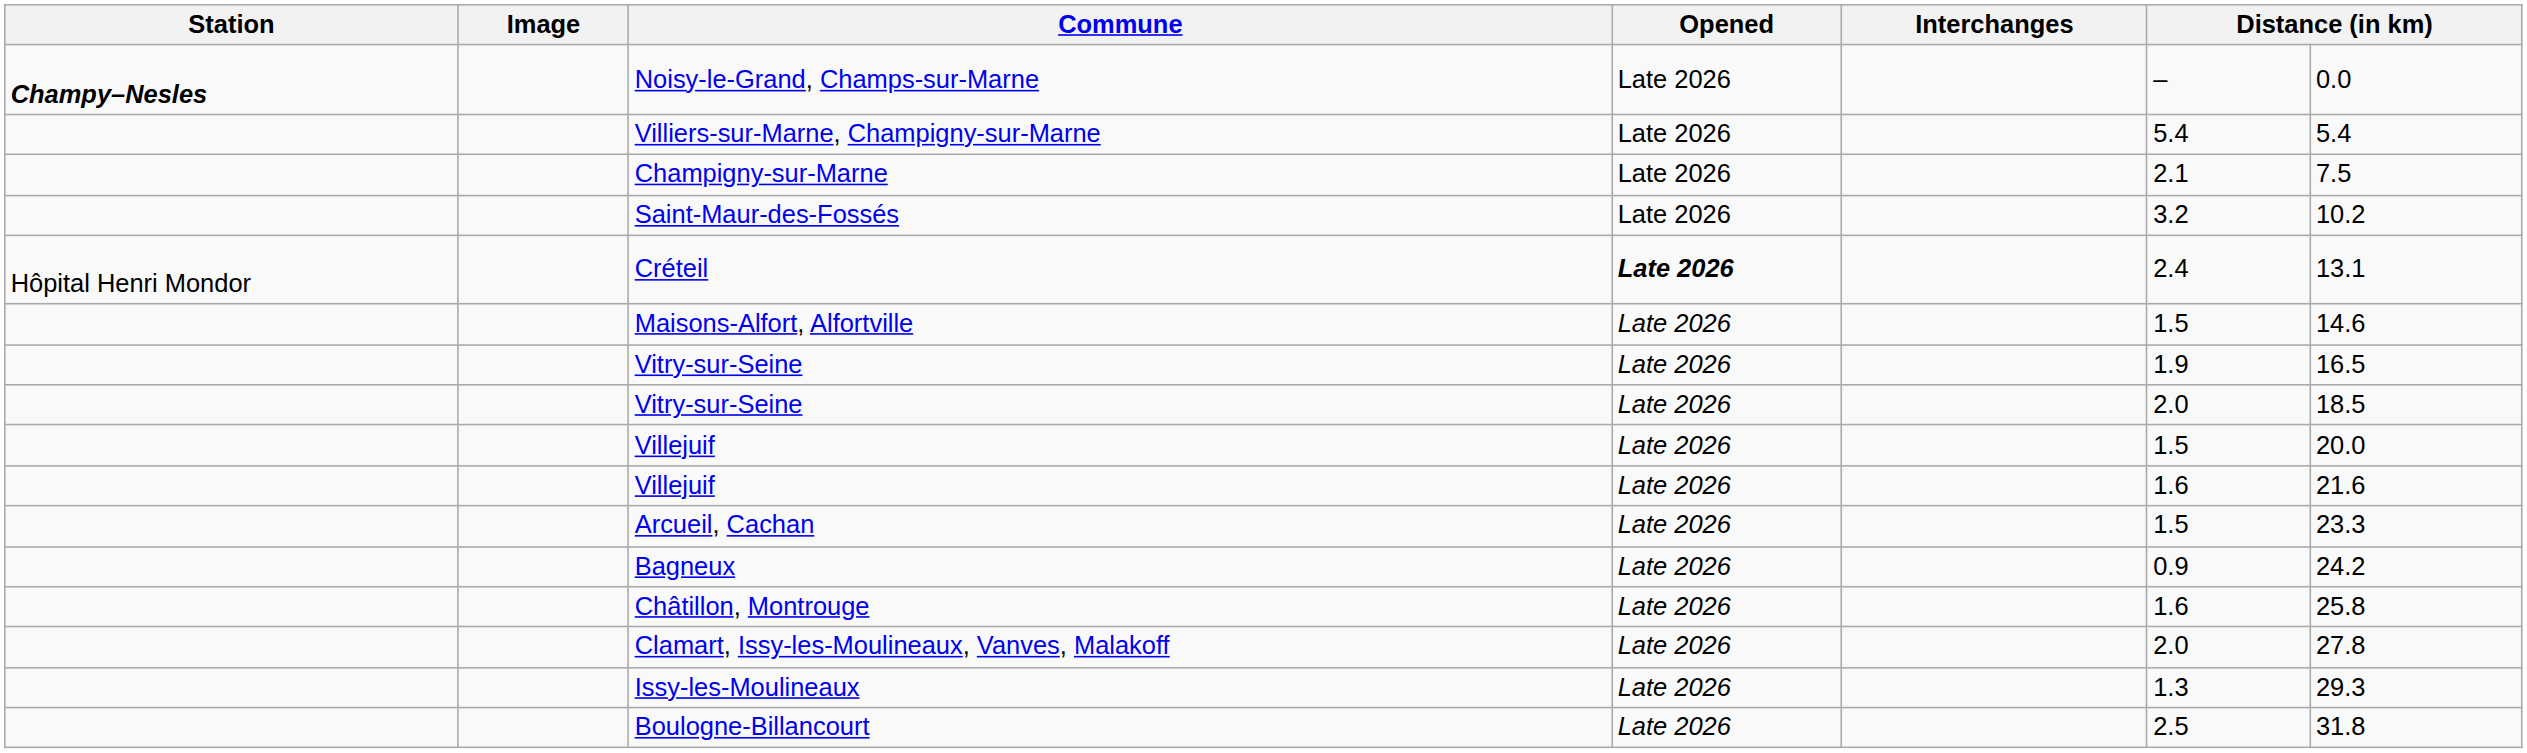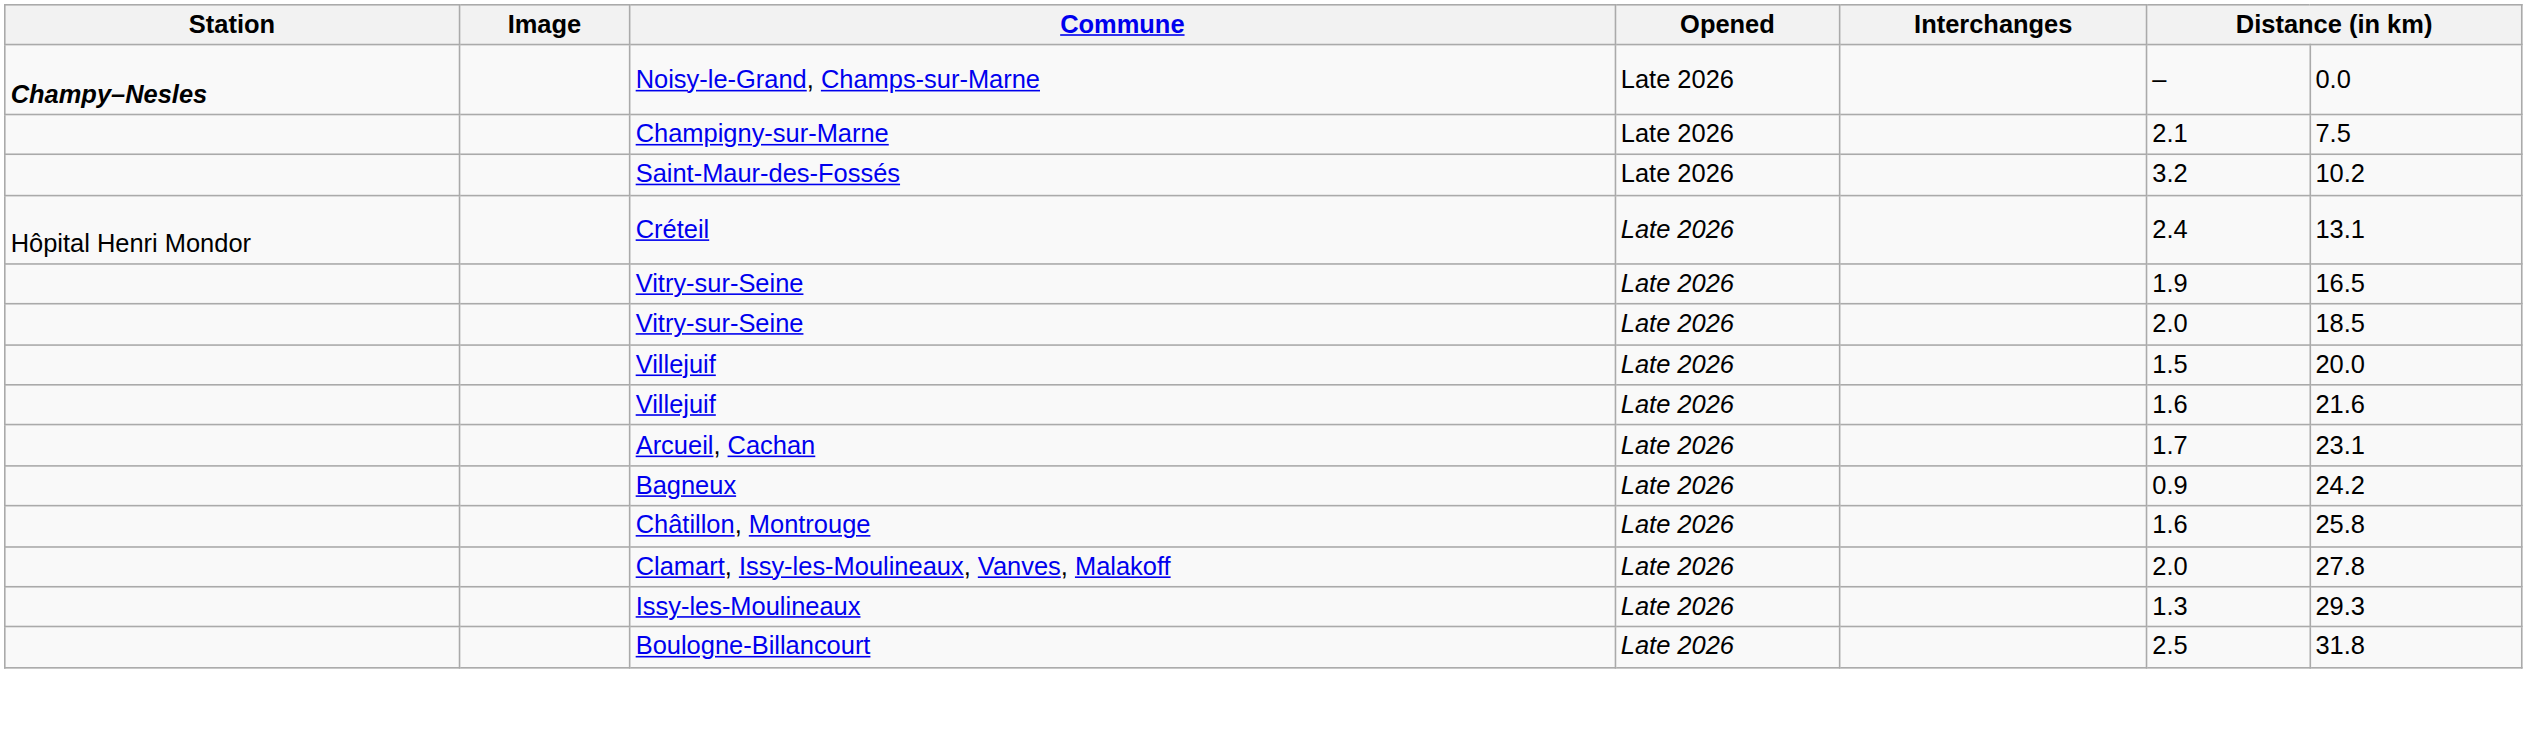- row: (231, 134)
(1676, 269) bold -> (1677, 228) normal
- row: (231, 324)
(2171, 525) 1.5 -> (2170, 445) 1.7
(2341, 525) 23.3 -> (2340, 445) 23.1
